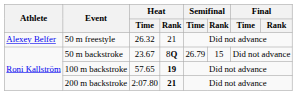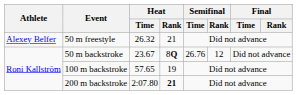(195, 54) 26.79 -> (195, 54) 26.76
(219, 54) 15 -> (219, 54) 12
(172, 69) bold -> (172, 69) normal
